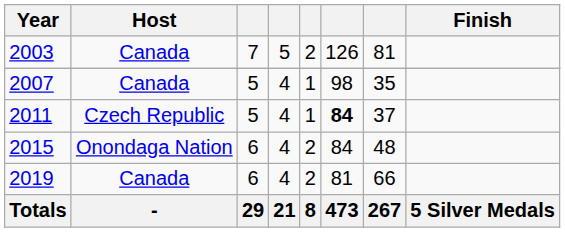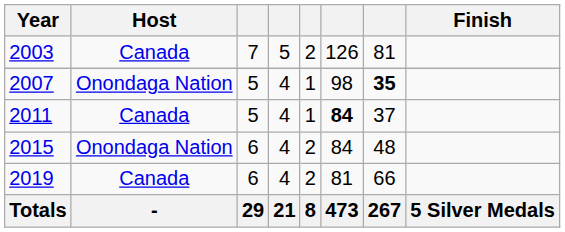(154, 83) Canada -> (154, 83) Onondaga Nation
(384, 83) normal -> (384, 83) bold
(154, 115) Czech Republic -> (154, 115) Canada
